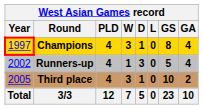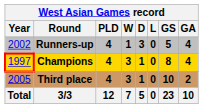rows swapped: (65, 46) <-> (65, 63)
